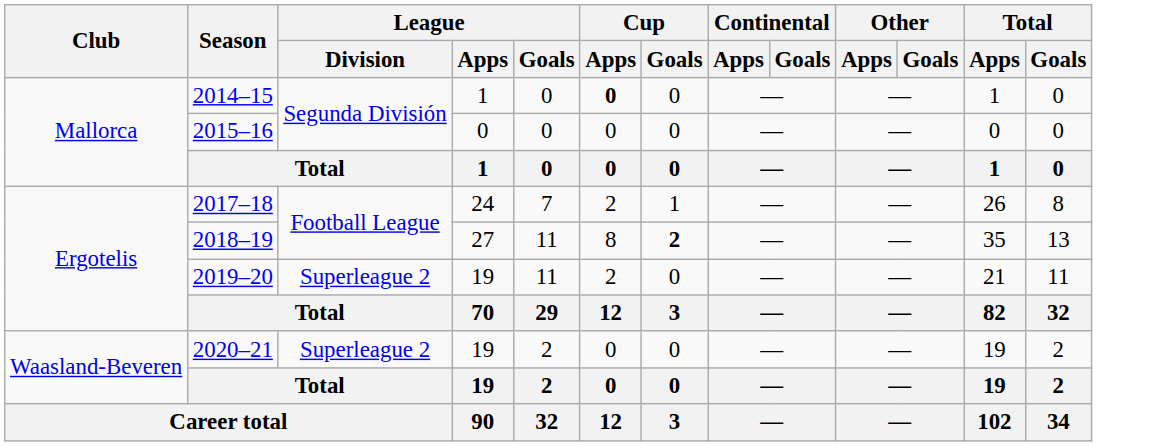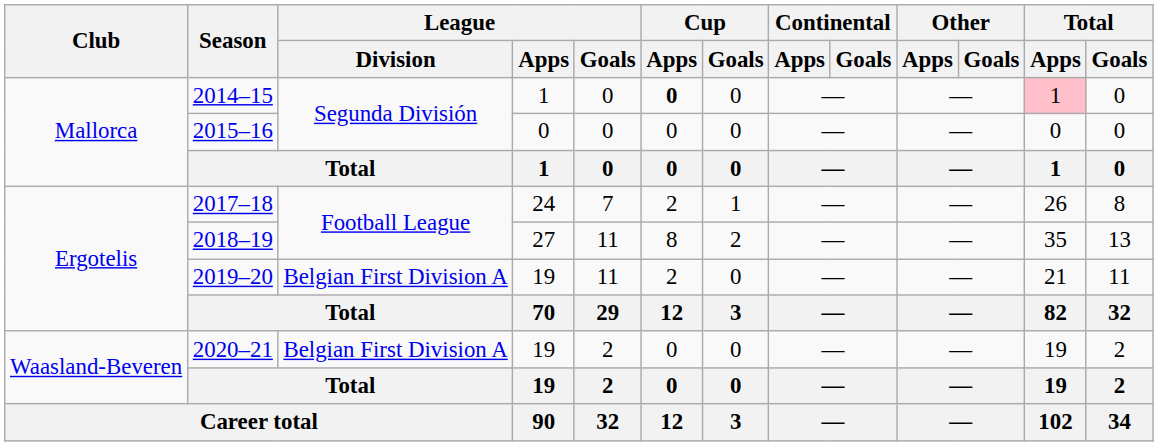(994, 95) no background -> (1055, 95) pink background
(675, 240) bold -> (736, 240) normal
(365, 276) Superleague 2 -> (396, 276) Belgian First Division A
(365, 349) Superleague 2 -> (396, 349) Belgian First Division A
